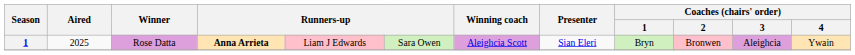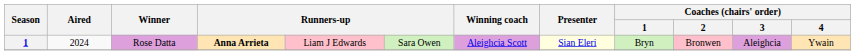(79, 43) 2025 -> (79, 43) 2024
(577, 43) no background -> (577, 43) lightyellow background
